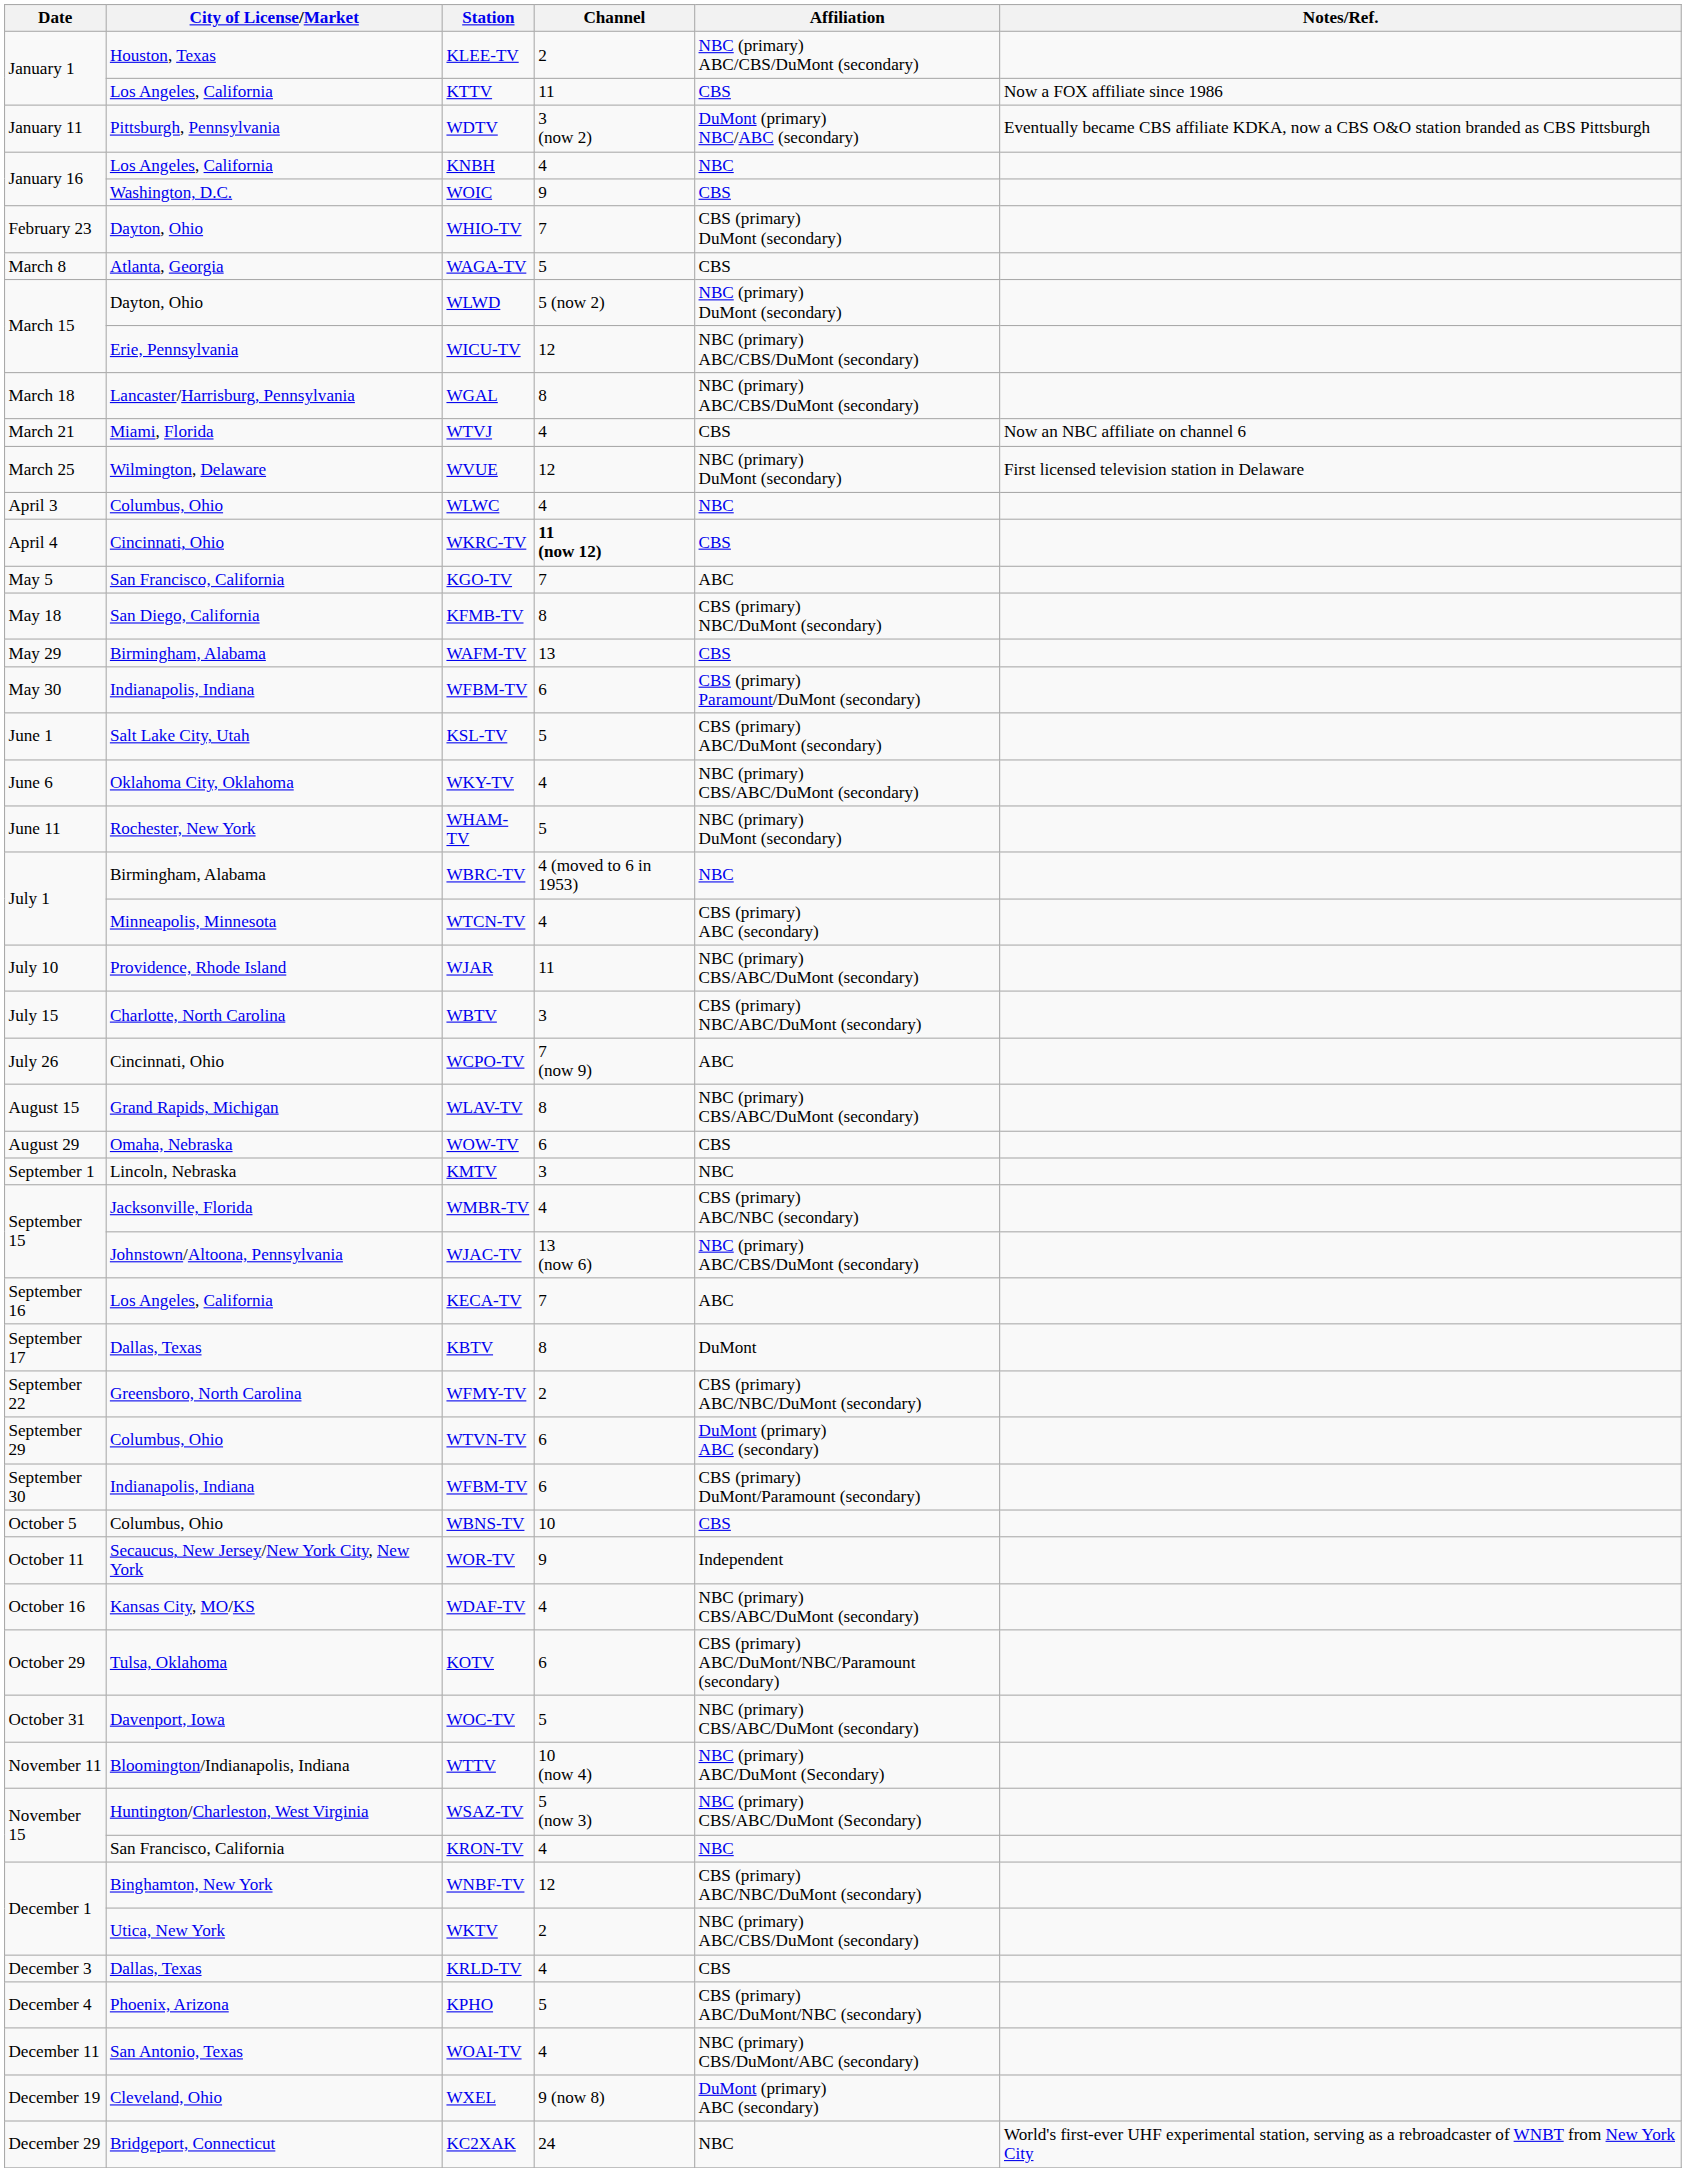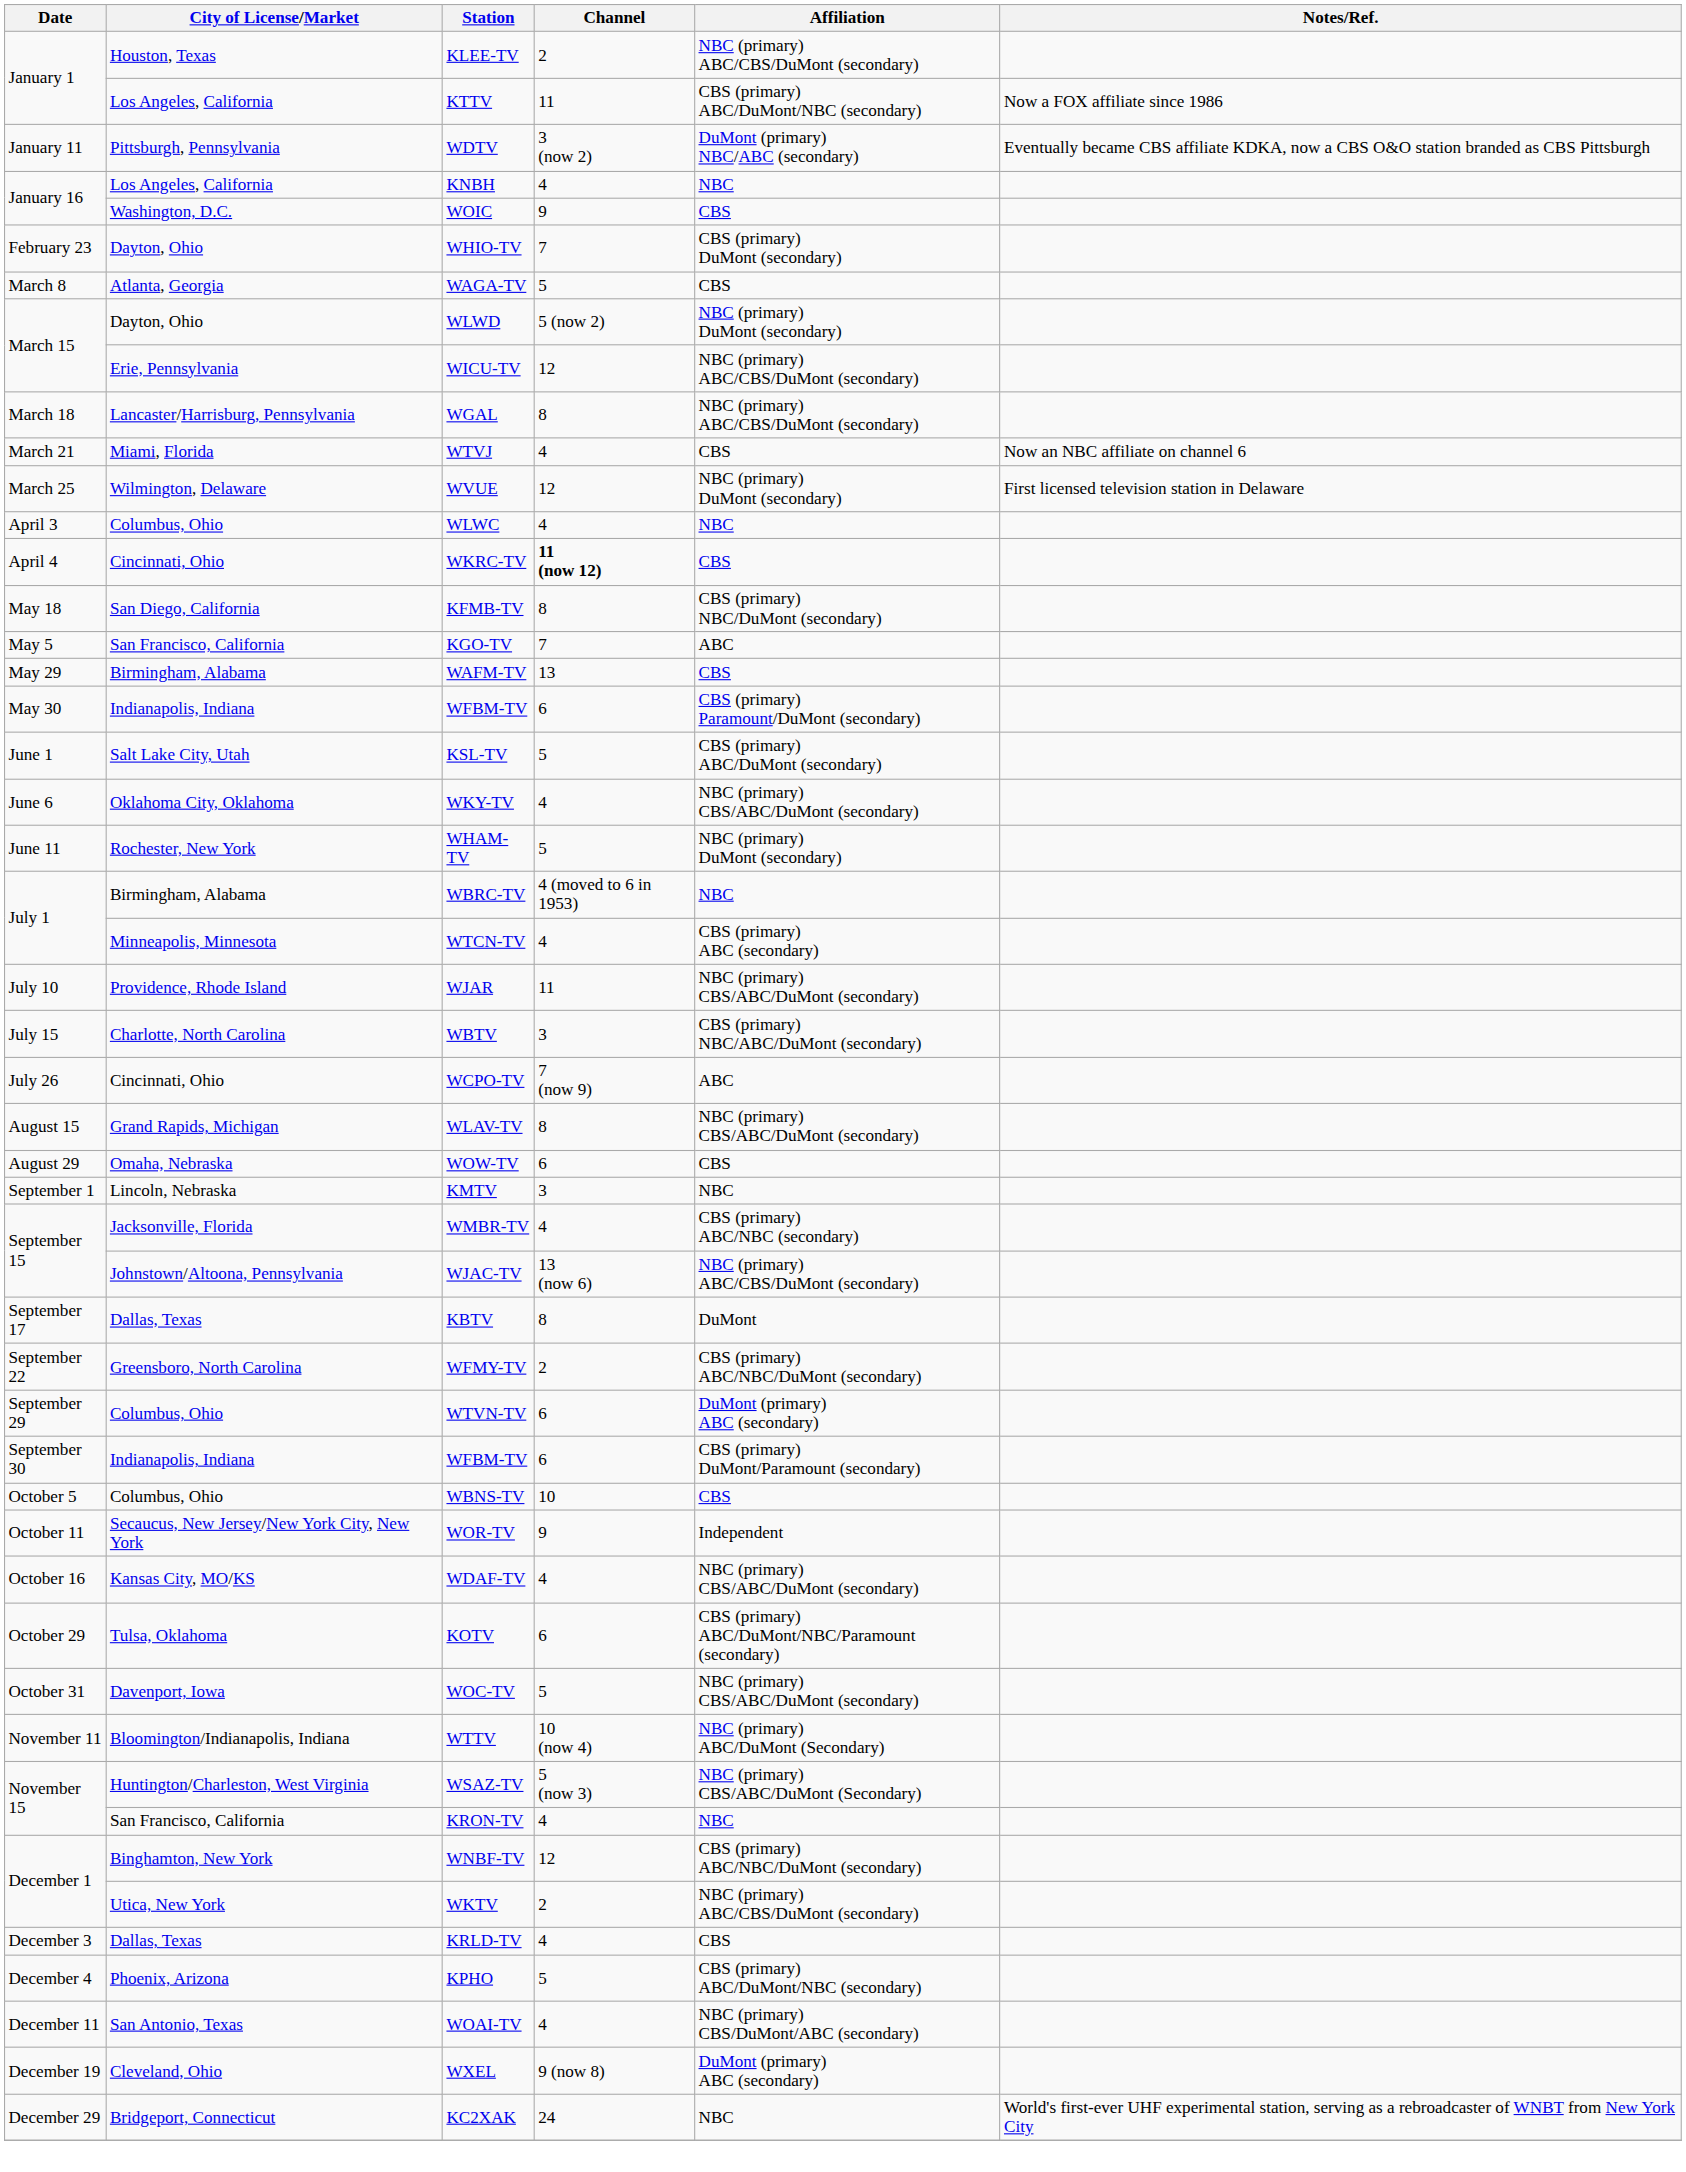(715, 91) CBS -> (810, 101) CBS (primary) ABC/DuMont/NBC (secondary)
rows swapped: (31, 579) <-> (35, 616)
- row: (45, 1301)
